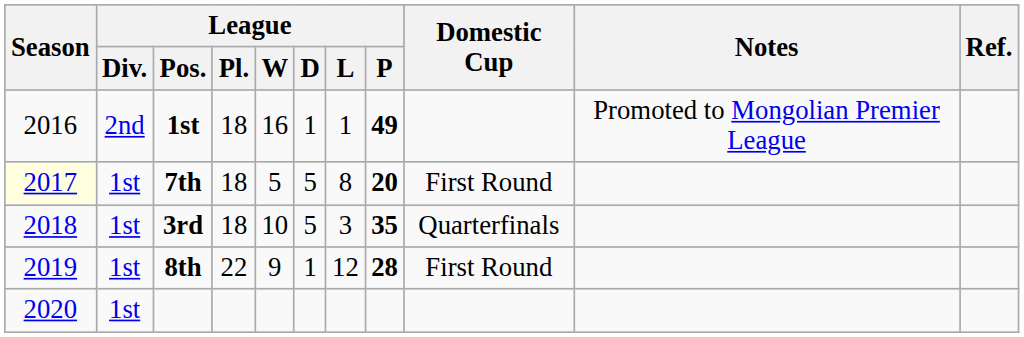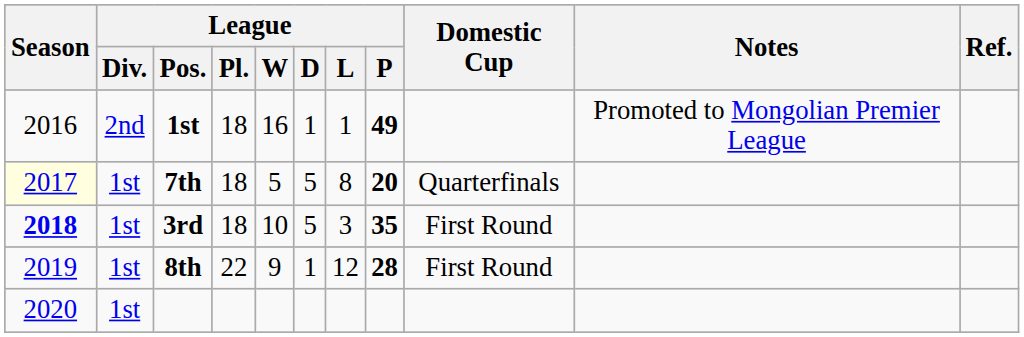(489, 182) First Round -> (489, 182) Quarterfinals
(50, 225) normal -> (50, 225) bold
(489, 225) Quarterfinals -> (489, 225) First Round
